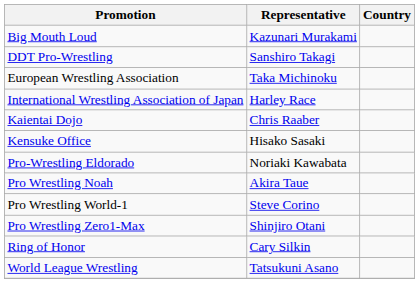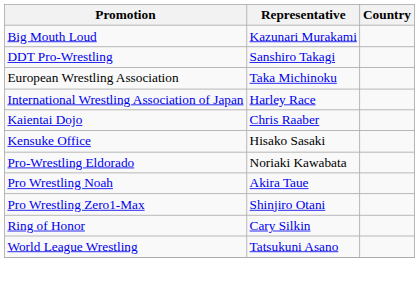- row: (68, 204)
